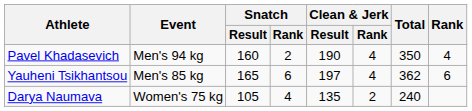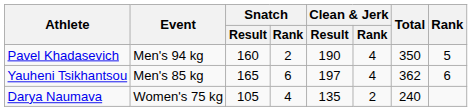(447, 55) 4 -> (447, 55) 5
